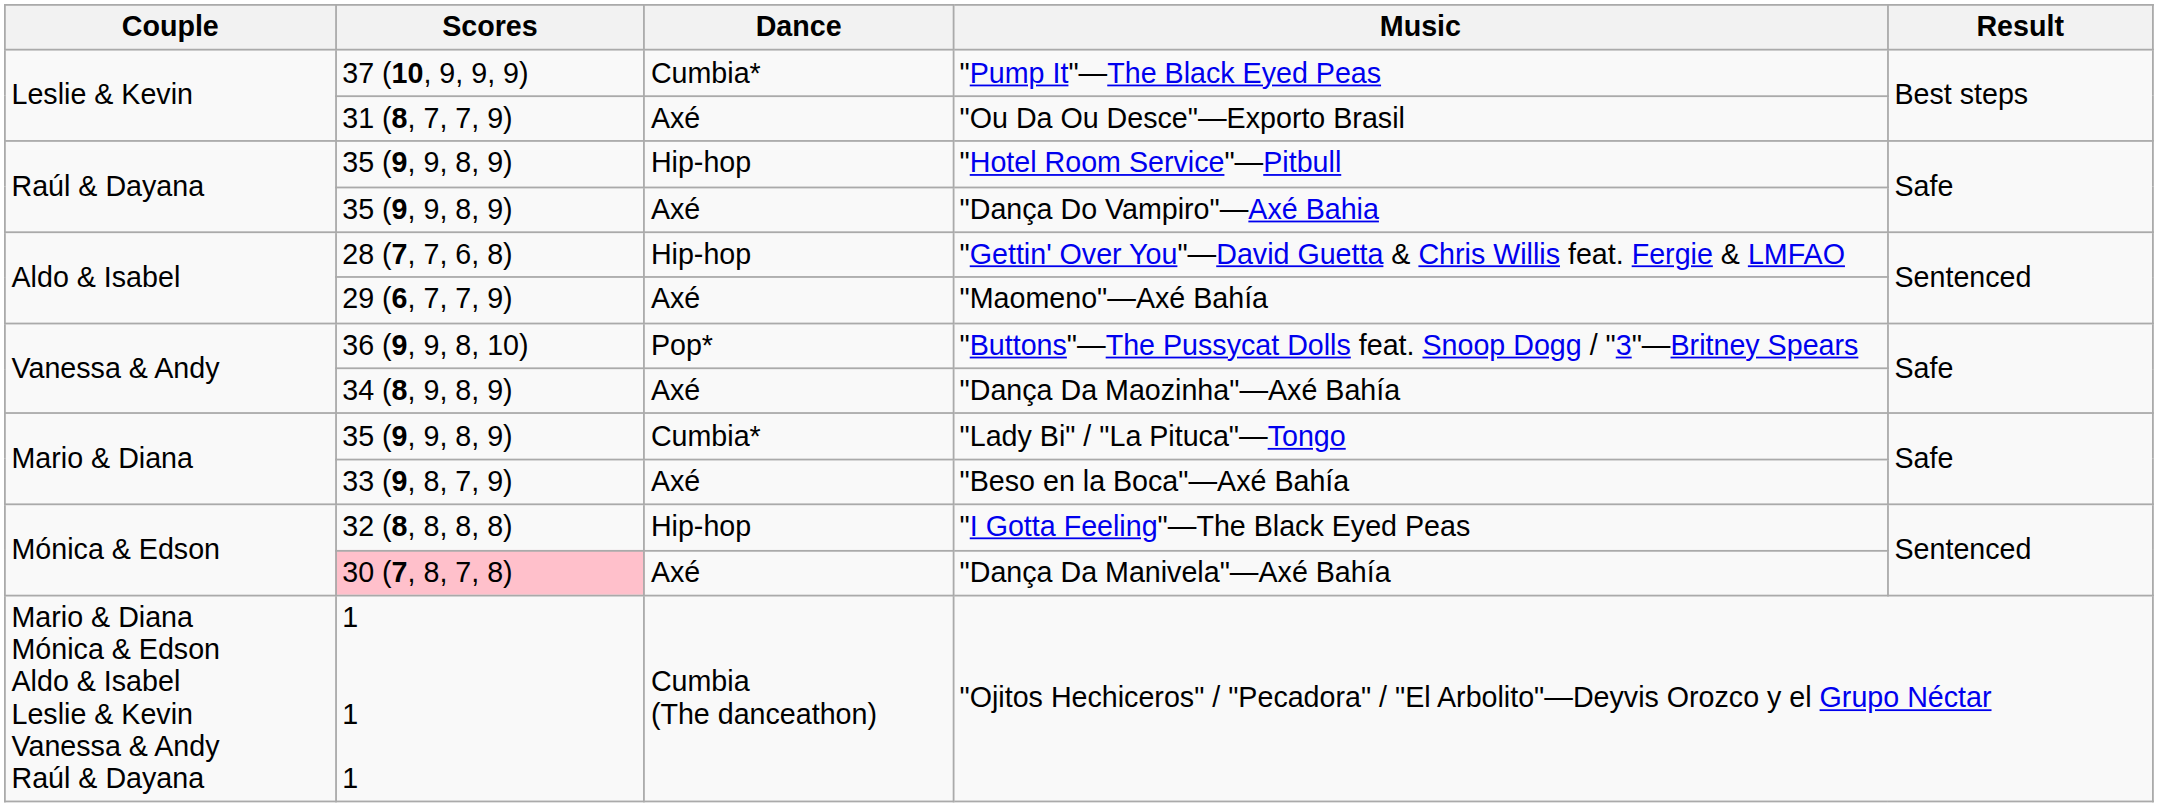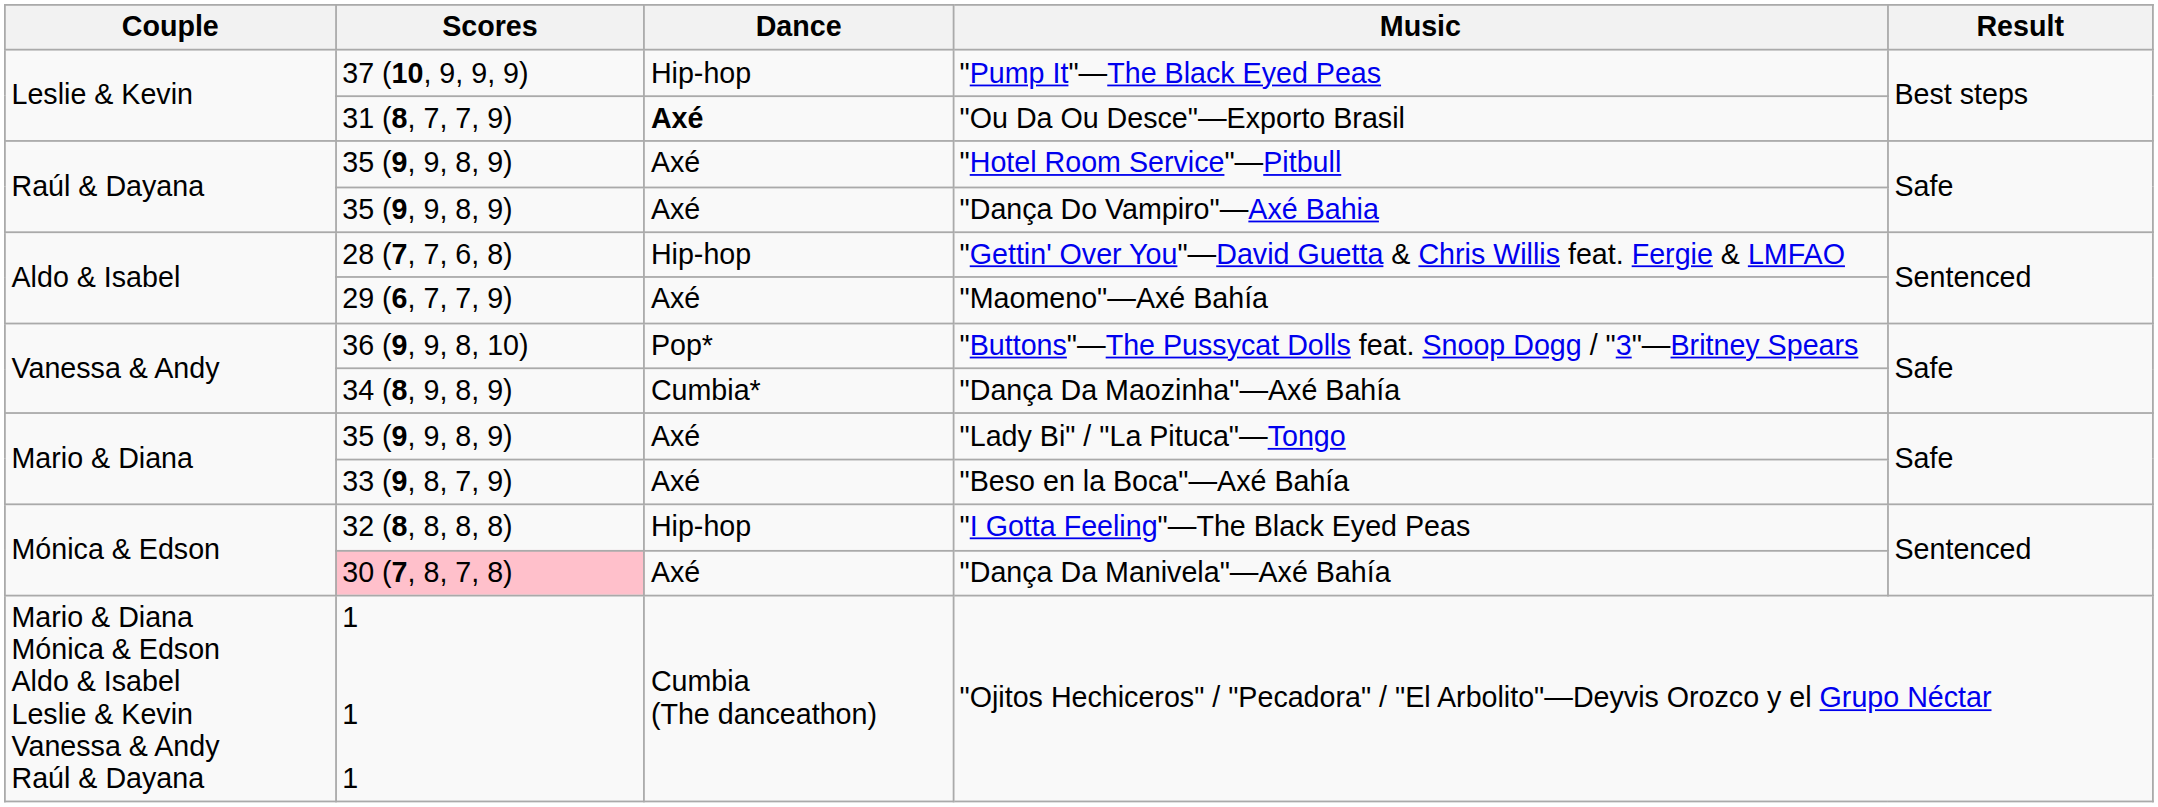(706, 72) Cumbia* -> (701, 72) Hip-hop
(676, 118) normal -> (677, 118) bold
(701, 163) Hip-hop -> (676, 163) Axé
(676, 390) Axé -> (706, 390) Cumbia*
(706, 436) Cumbia* -> (676, 436) Axé
